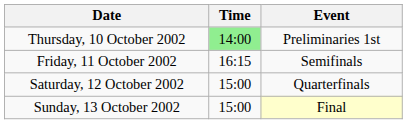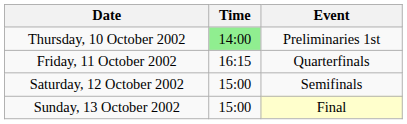(332, 61) Semifinals -> (332, 61) Quarterfinals
(332, 84) Quarterfinals -> (332, 84) Semifinals
